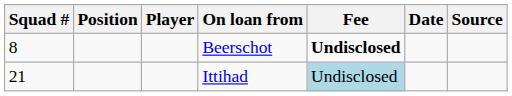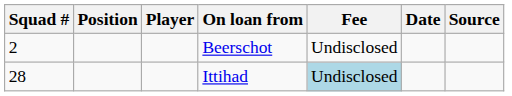(13, 47) 8 -> (13, 47) 2
(356, 47) bold -> (354, 47) normal
(17, 76) 21 -> (17, 76) 28
